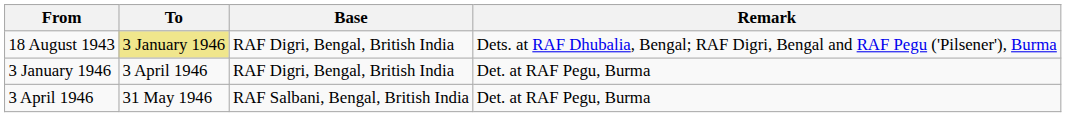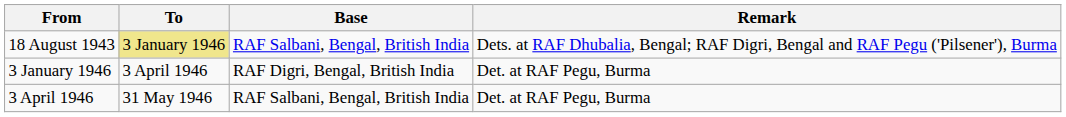(344, 44) RAF Digri, Bengal, British India -> (351, 44) RAF Salbani, Bengal, British India
